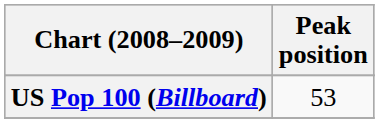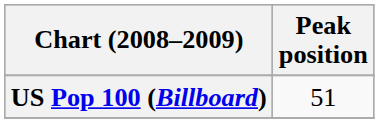(323, 96) 53 -> (323, 96) 51
